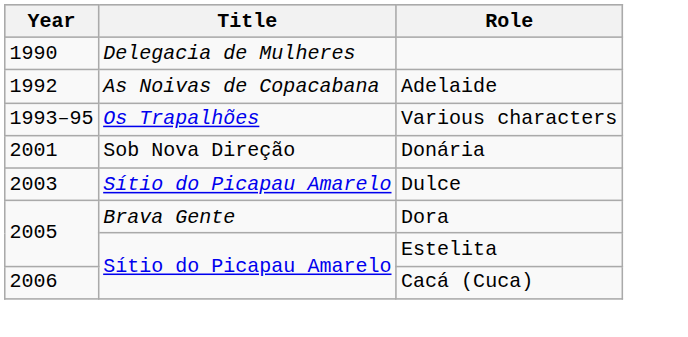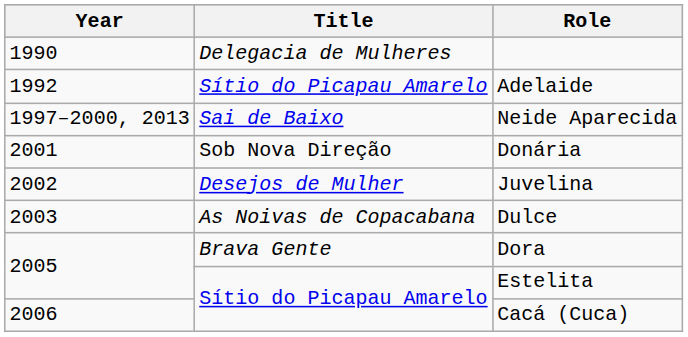(241, 86) As Noivas de Copacabana -> (343, 86) Sítio do Picapau Amarelo
- row: (509, 119)
+ row: (587, 119)
+ row: (545, 184)
(247, 184) Sítio do Picapau Amarelo -> (337, 217) As Noivas de Copacabana
